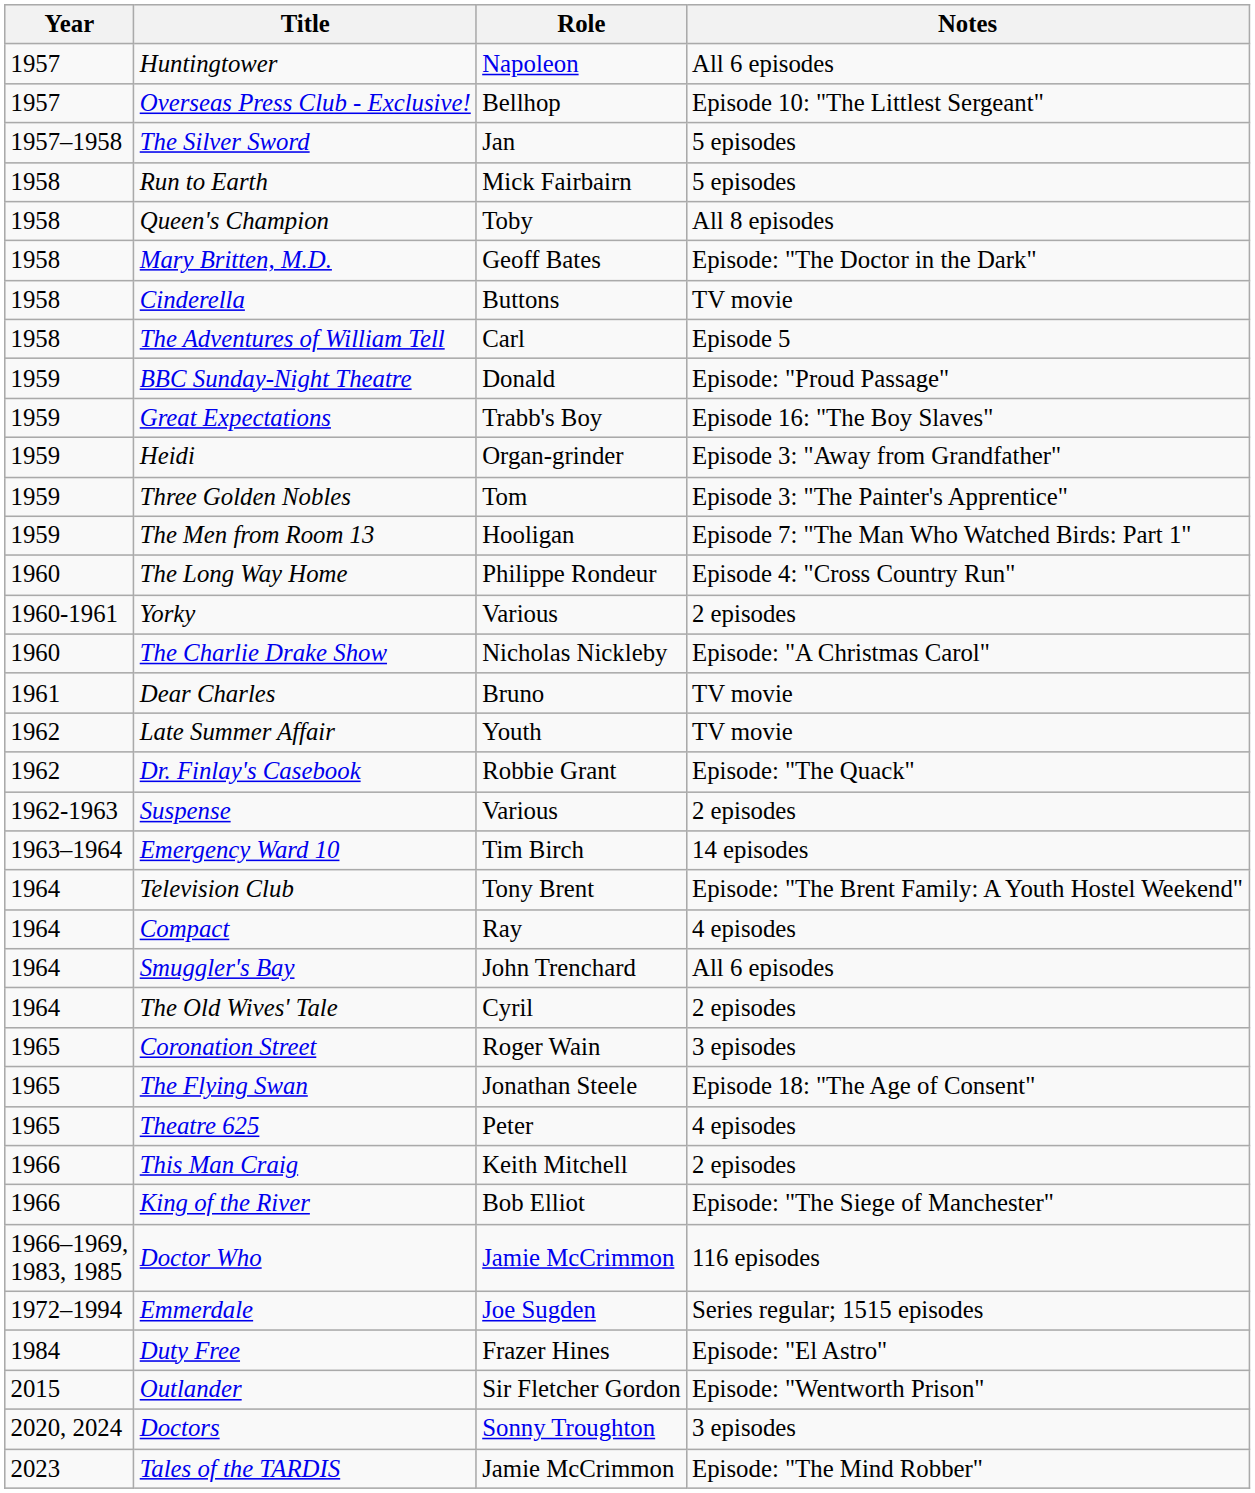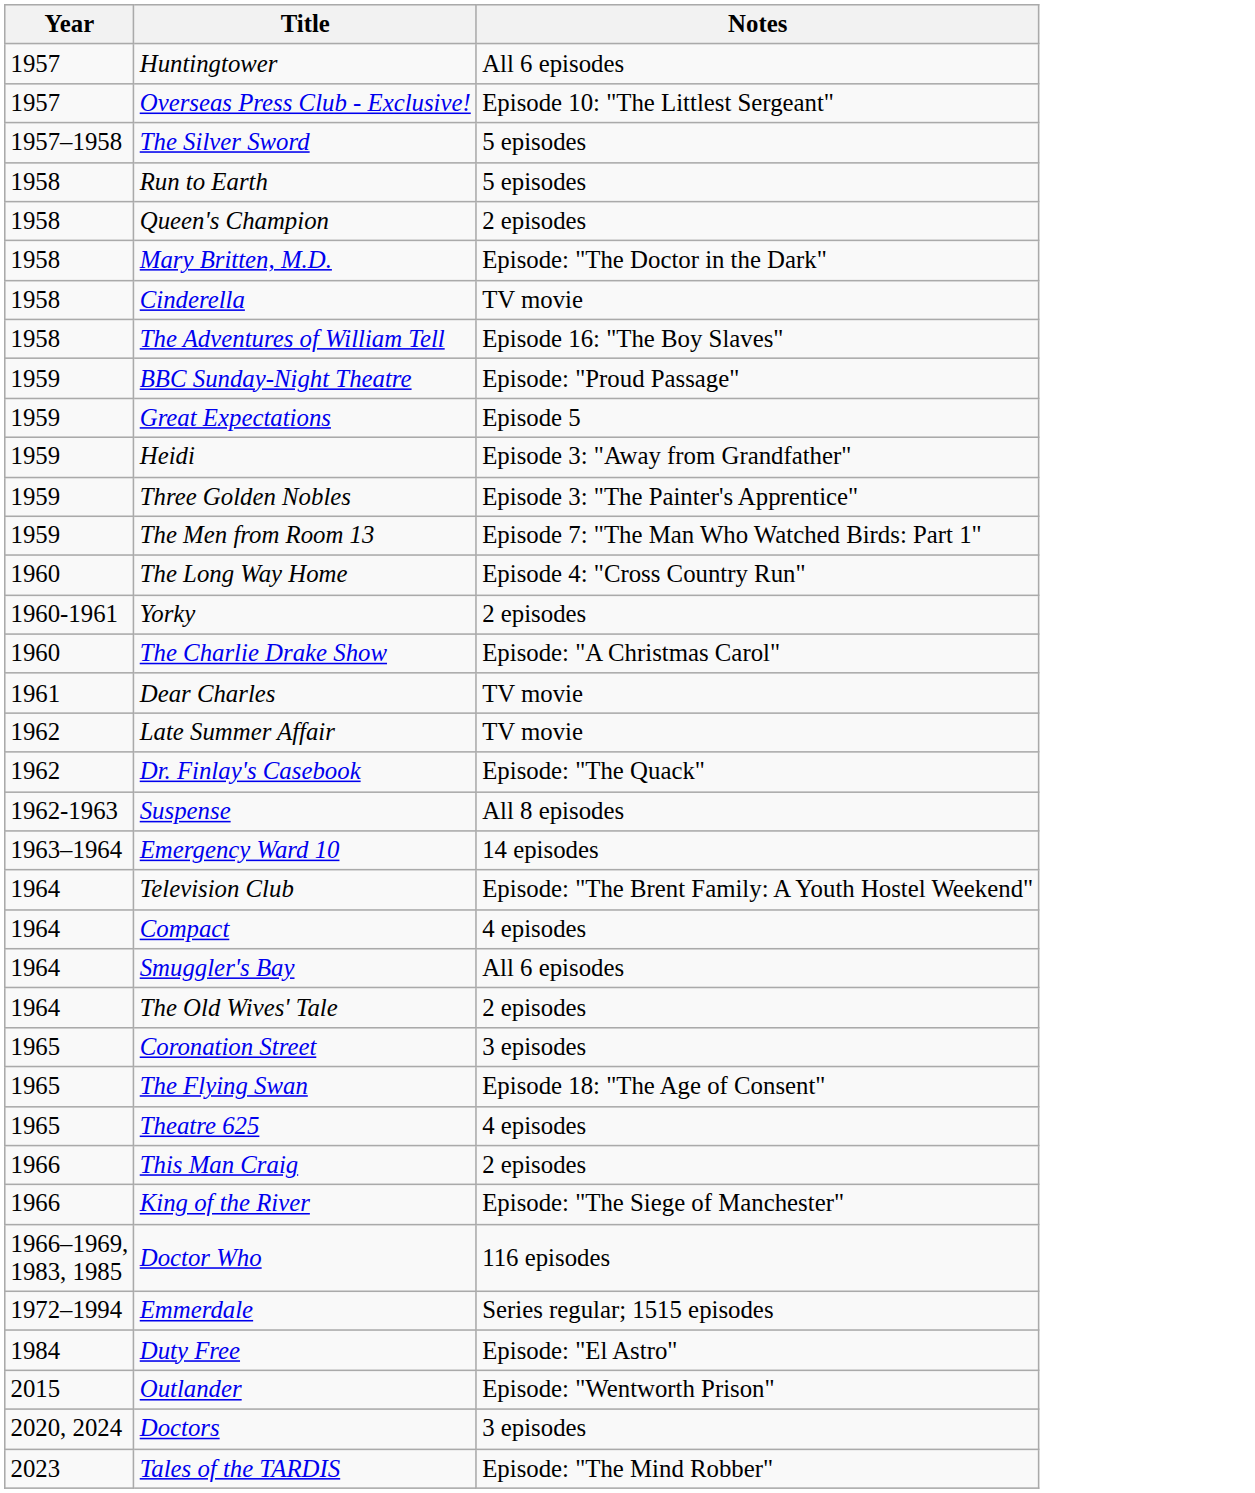- column: (581, 24)
(763, 220) All 8 episodes -> (534, 220) 2 episodes
(741, 338) Episode 5 -> (633, 338) Episode 16: "The Boy Slaves"
(843, 417) Episode 16: "The Boy Slaves" -> (531, 417) Episode 5
(744, 810) 2 episodes -> (553, 810) All 8 episodes
